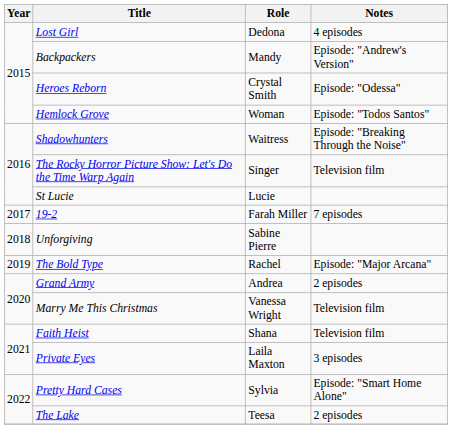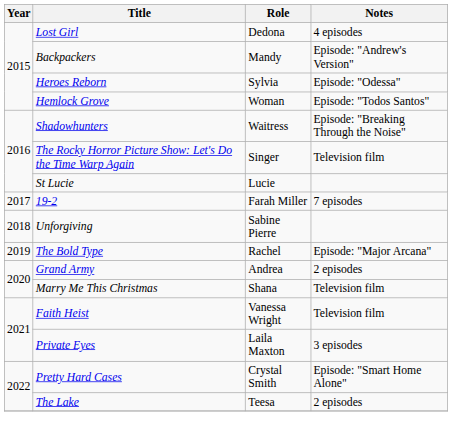(265, 89) Crystal Smith -> (263, 82) Sylvia
(267, 308) Vanessa Wright -> (263, 288) Shana
(263, 333) Shana -> (267, 313) Vanessa Wright
(263, 390) Sylvia -> (265, 377) Crystal Smith
